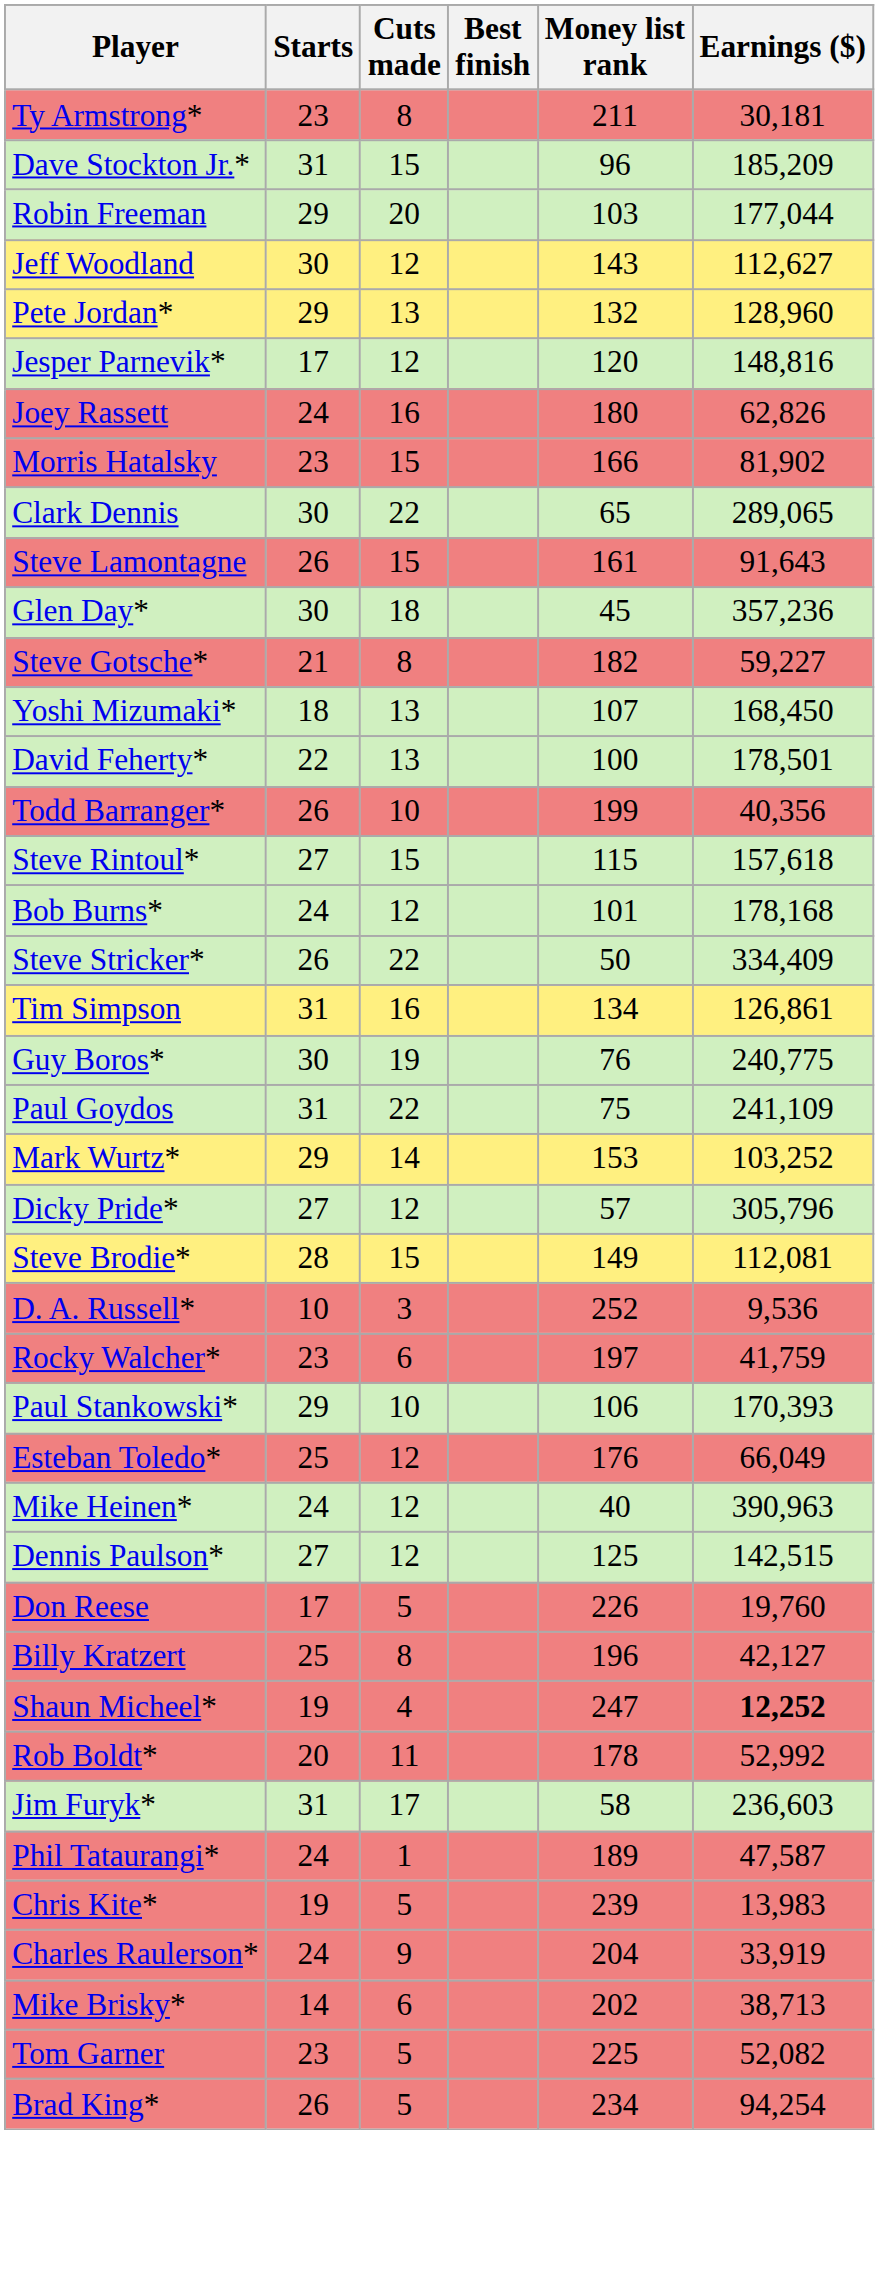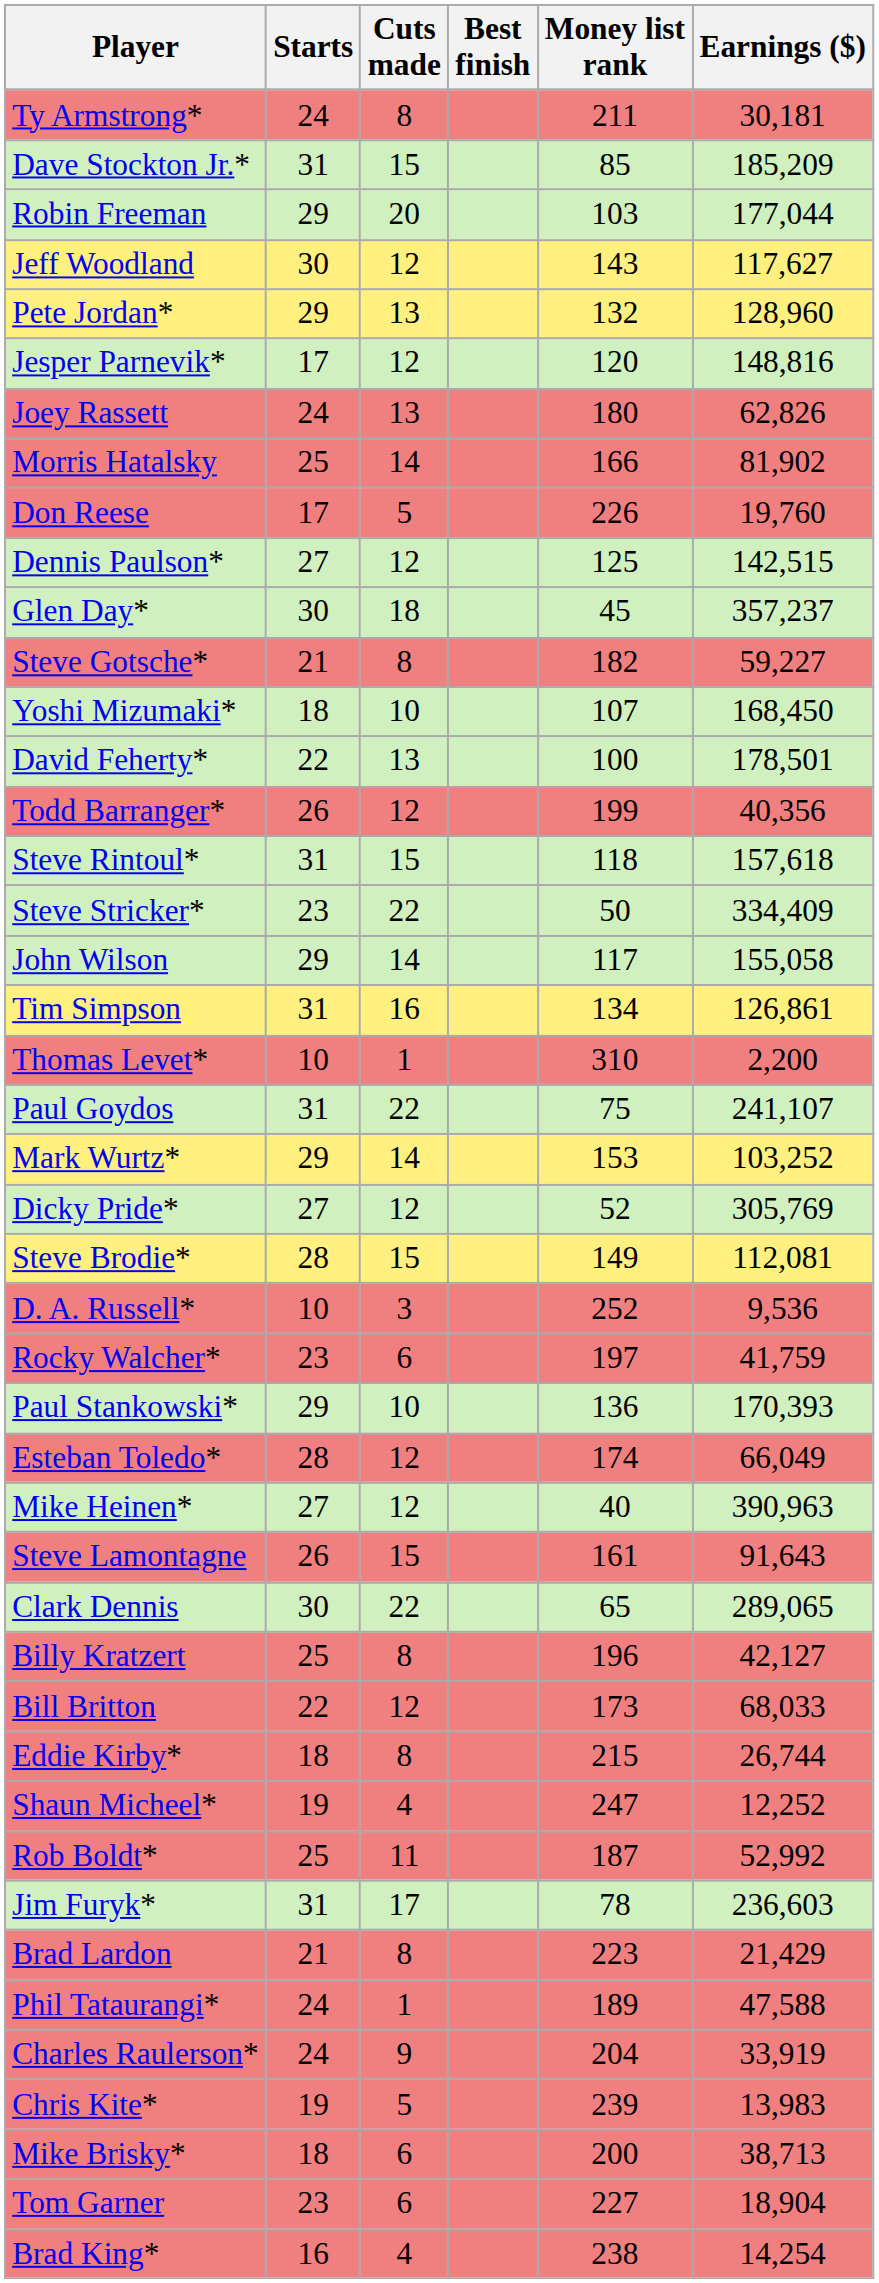(313, 114) 23 -> (313, 114) 24
(615, 164) 96 -> (615, 164) 85
(783, 263) 112,627 -> (783, 263) 117,627
(404, 412) 16 -> (404, 412) 13
(313, 462) 23 -> (313, 462) 25
(404, 462) 15 -> (404, 462) 14
rows swapped: (95, 512) <-> (81, 1606)
rows swapped: (118, 1556) <-> (129, 561)
(783, 611) 357,236 -> (783, 611) 357,237
(404, 711) 13 -> (404, 711) 10
(404, 810) 10 -> (404, 810) 12
(313, 860) 27 -> (313, 860) 31
(615, 860) 115 -> (615, 860) 118
- row: (88, 910)
(313, 959) 26 -> (313, 910) 23
+ row: (90, 959)
+ row: (110, 1059)
- row: (88, 1059)
(783, 1109) 241,109 -> (783, 1109) 241,107
(615, 1208) 57 -> (615, 1208) 52
(783, 1208) 305,796 -> (783, 1208) 305,769
(615, 1407) 106 -> (615, 1407) 136
(313, 1457) 25 -> (313, 1457) 28
(615, 1457) 176 -> (615, 1457) 174
(313, 1506) 24 -> (313, 1506) 27
+ row: (84, 1705)
+ row: (97, 1755)
(783, 1705) bold -> (783, 1805) normal
(313, 1755) 20 -> (313, 1855) 25
(615, 1755) 178 -> (615, 1855) 187
(615, 1805) 58 -> (615, 1904) 78
+ row: (92, 1954)
(783, 1855) 47,587 -> (783, 2004) 47,588
rows swapped: (85, 1904) <-> (135, 1954)
(313, 2004) 14 -> (313, 2153) 18
(615, 2004) 202 -> (615, 2153) 200
(404, 2054) 5 -> (404, 2203) 6
(615, 2054) 225 -> (615, 2203) 227
(783, 2054) 52,082 -> (783, 2203) 18,904
(313, 2103) 26 -> (313, 2252) 16
(404, 2103) 5 -> (404, 2252) 4
(615, 2103) 234 -> (615, 2252) 238
(783, 2103) 94,254 -> (783, 2252) 14,254
